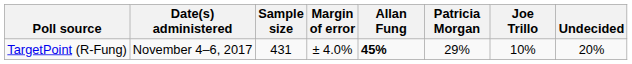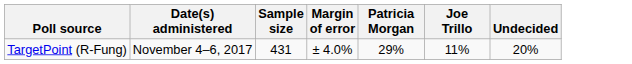- column: (391, 21)
(523, 49) 10% -> (457, 49) 11%
